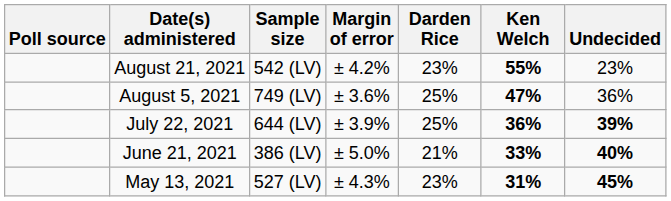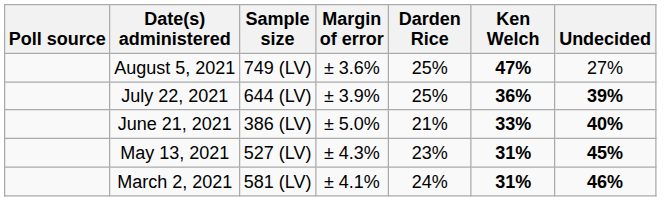- row: (180, 68)
(615, 96) 36% -> (605, 68) 27%
+ row: (175, 181)
